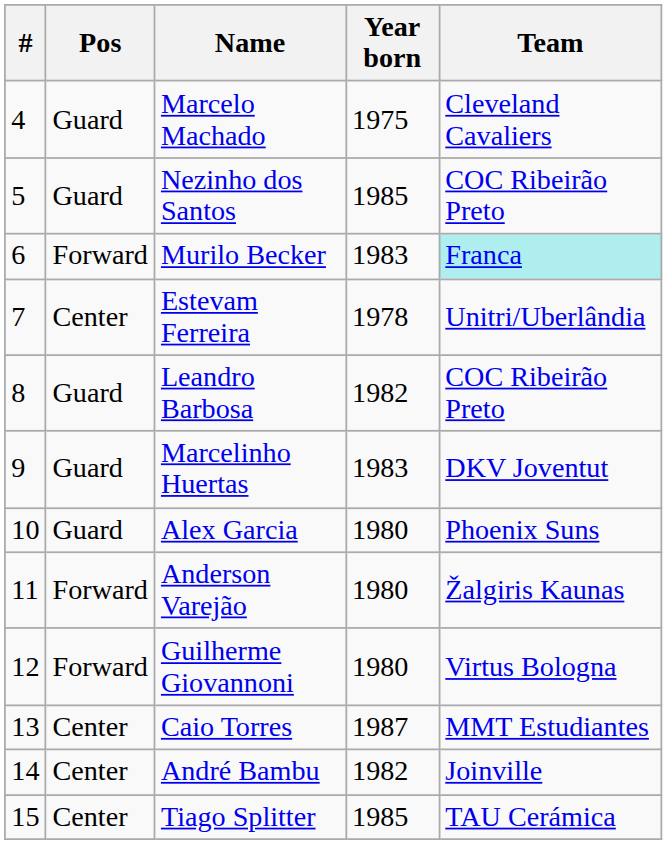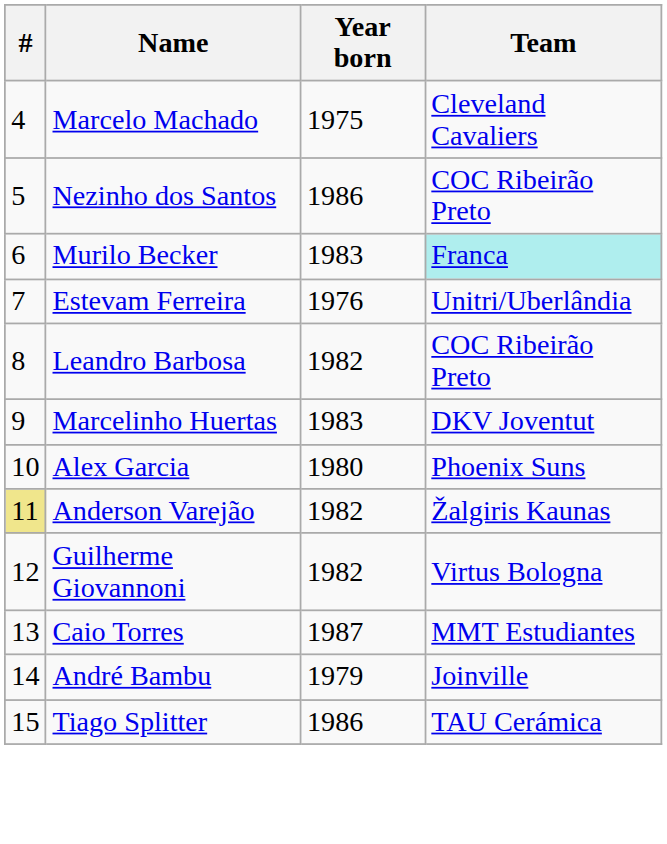- column: (100, 42)
(380, 195) 1985 -> (335, 195) 1986
(380, 316) 1978 -> (335, 300) 1976
(25, 590) no background -> (25, 510) khaki background
(380, 590) 1980 -> (335, 510) 1982
(380, 666) 1980 -> (335, 571) 1982
(380, 771) 1982 -> (335, 676) 1979
(380, 816) 1985 -> (335, 721) 1986
